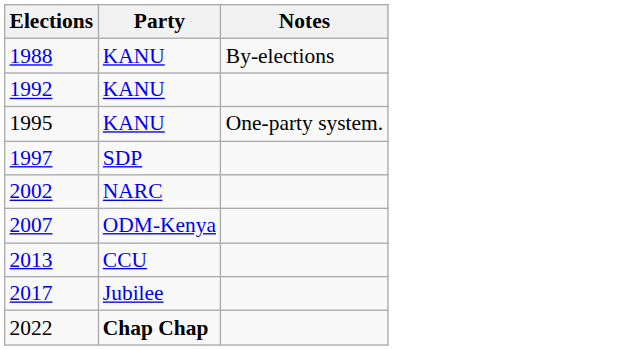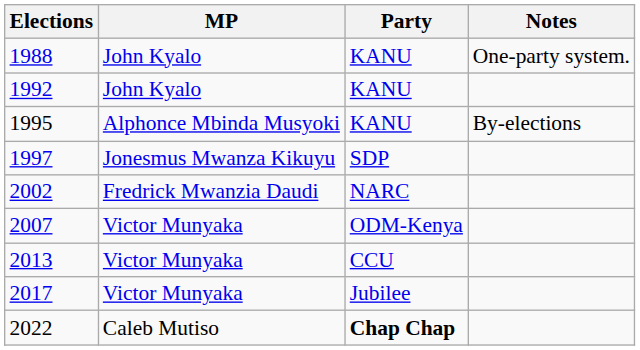+ column: (221, 21)
(280, 55) By-elections -> (551, 55) One-party system.
(304, 123) One-party system. -> (527, 123) By-elections
